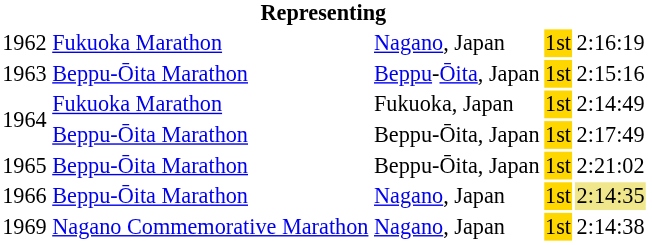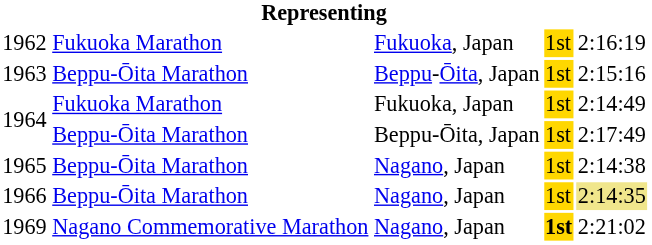(439, 43) Nagano, Japan -> (444, 43) Fukuoka, Japan
(457, 165) Beppu-Ōita, Japan -> (439, 165) Nagano, Japan
(611, 165) 2:21:02 -> (612, 165) 2:14:38
(558, 226) normal -> (559, 226) bold
(611, 226) 2:14:38 -> (612, 226) 2:21:02
